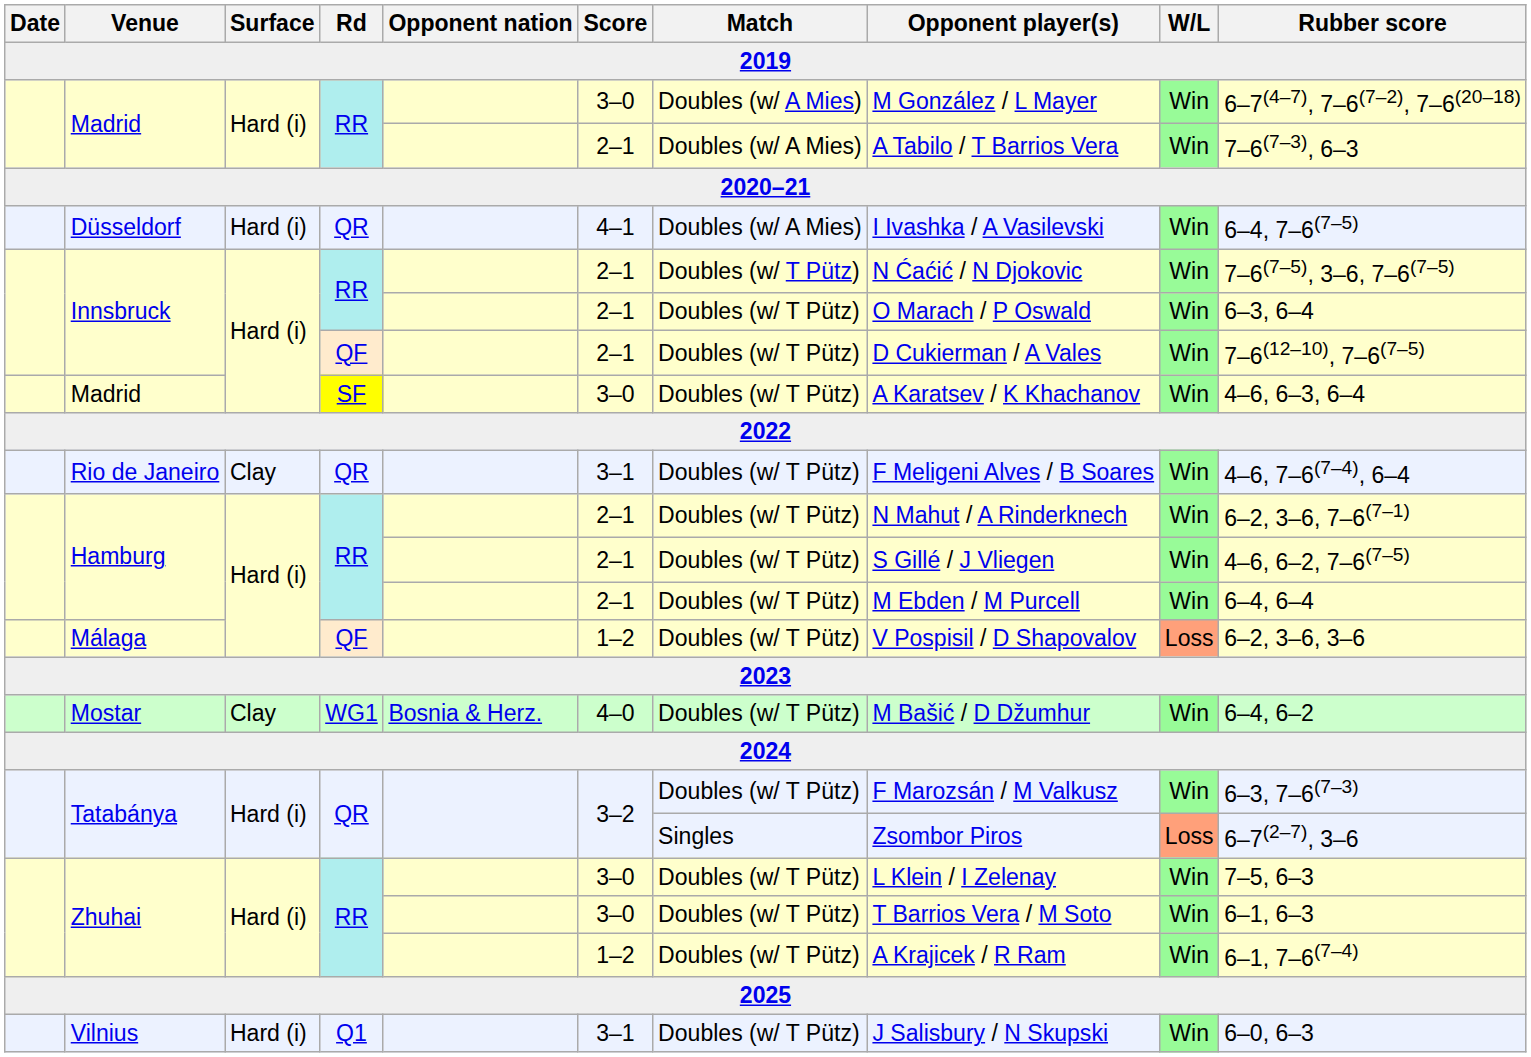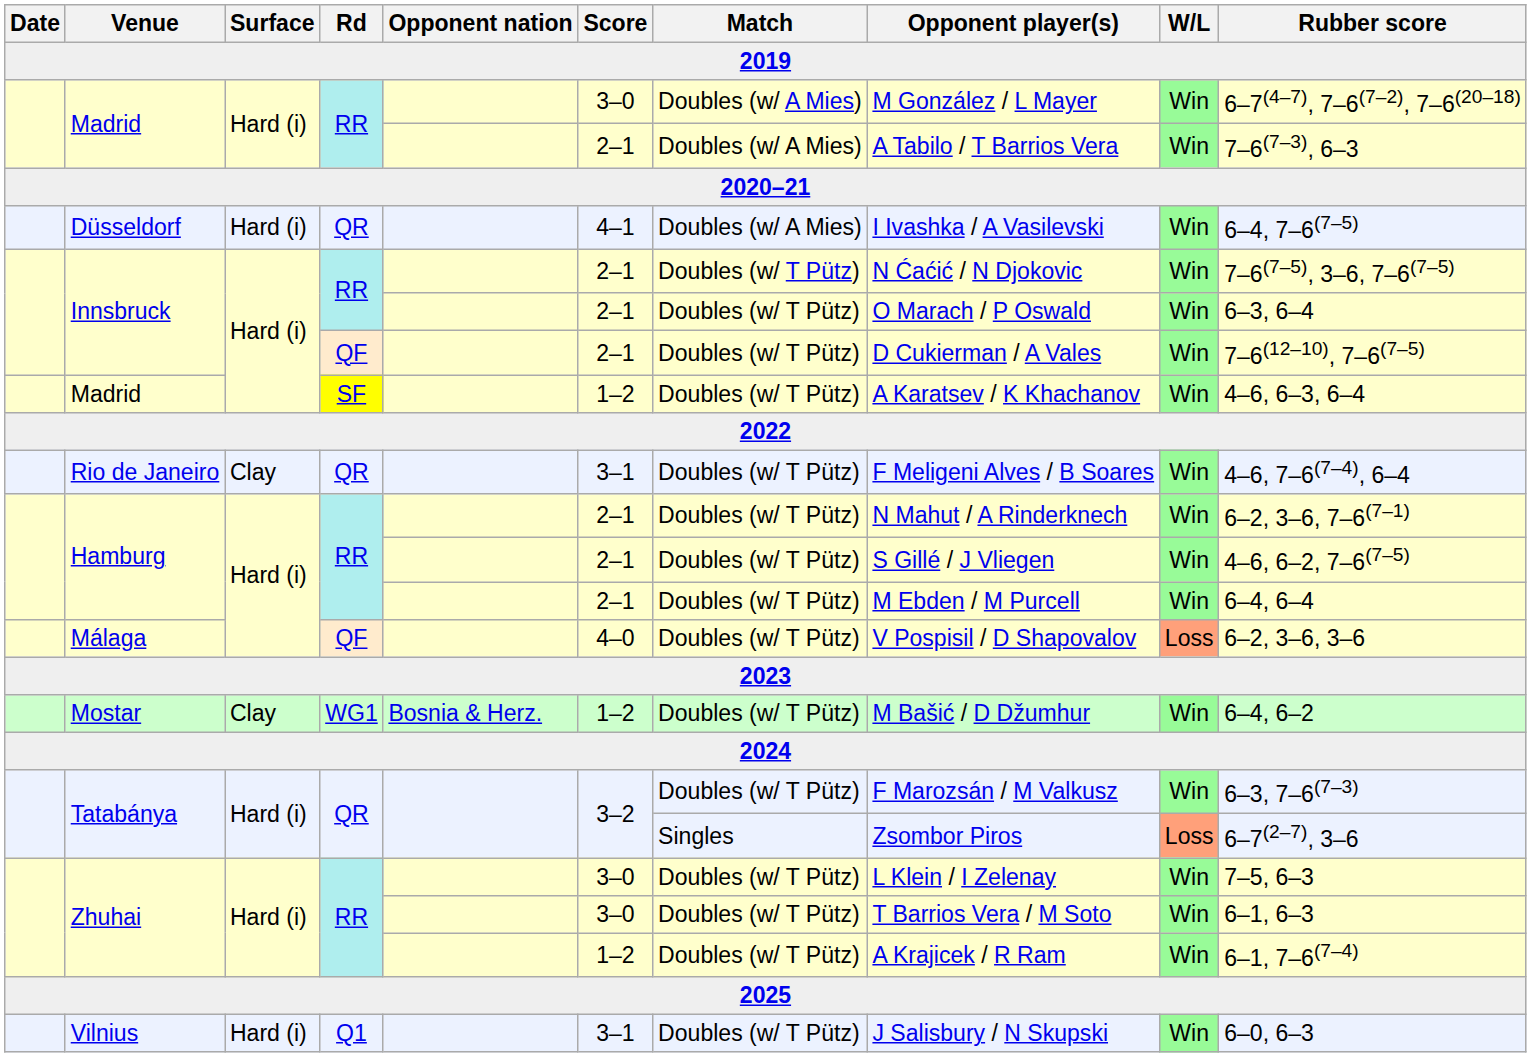(615, 393) 3–0 -> (615, 393) 1–2
(615, 638) 1–2 -> (615, 638) 4–0
(615, 713) 4–0 -> (615, 713) 1–2
